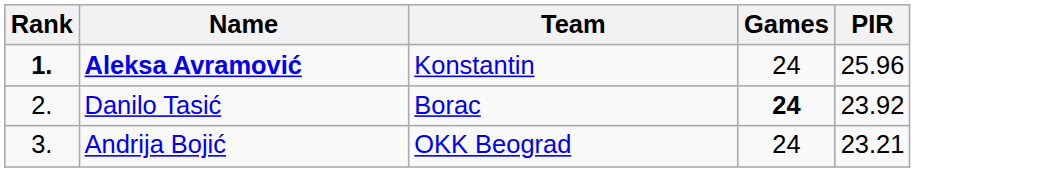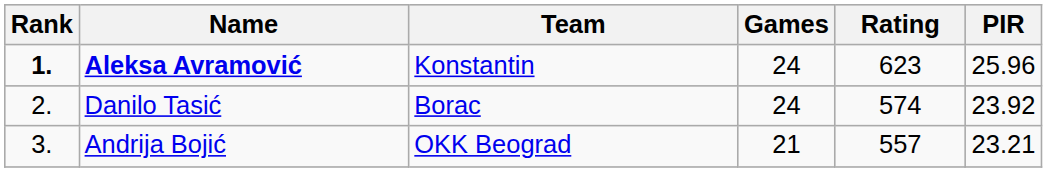+ column: (900, 24)
(786, 105) bold -> (786, 105) normal
(786, 145) 24 -> (786, 145) 21
